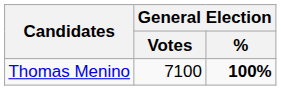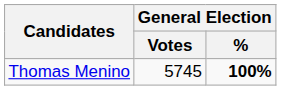(183, 71) 7100 -> (183, 71) 5745
